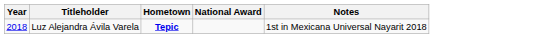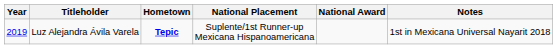+ column: (255, 12)
(17, 27) 2018 -> (17, 32) 2019
